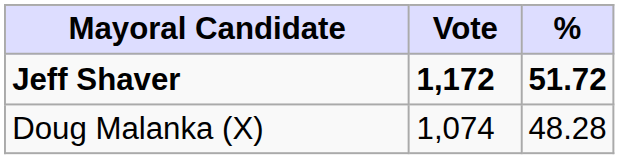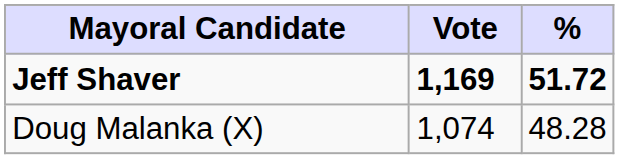(456, 78) 1,172 -> (456, 78) 1,169
